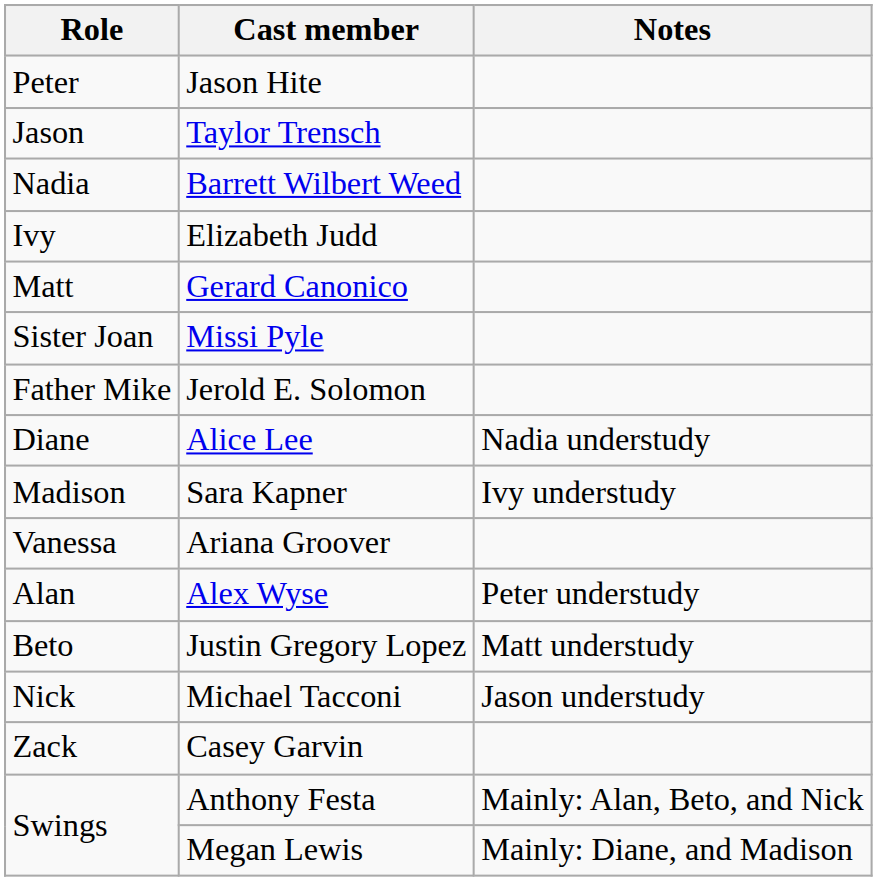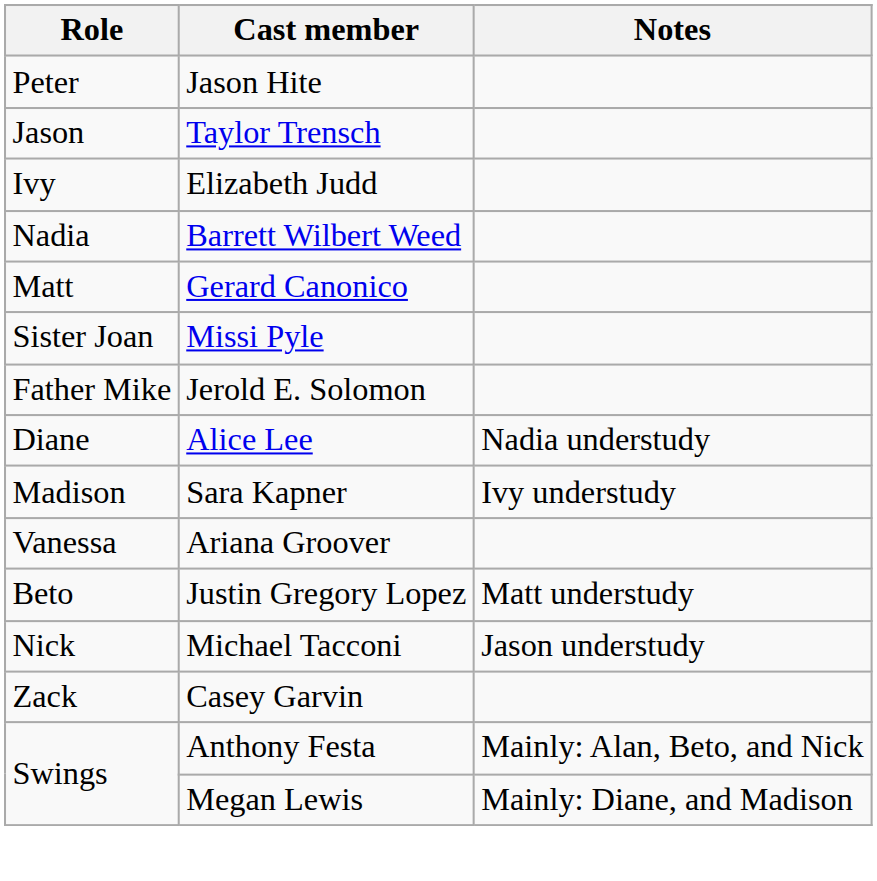rows swapped: (282, 235) <-> (324, 183)
- row: (257, 593)
